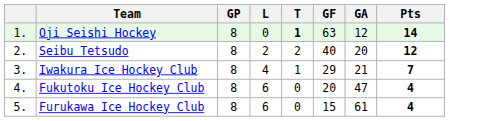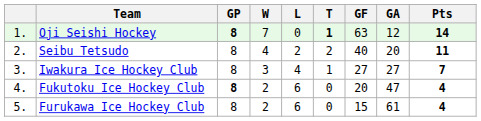+ column: (265, 14)
(234, 32) normal -> (234, 32) bold
(410, 51) 12 -> (442, 51) 11
(329, 70) 29 -> (361, 70) 27
(361, 70) 21 -> (393, 70) 27
(234, 88) normal -> (234, 88) bold
